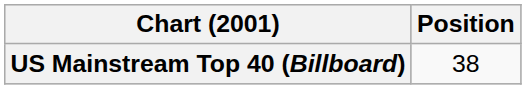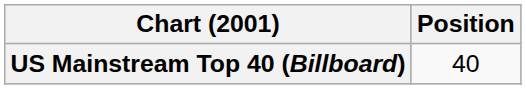(466, 63) 38 -> (466, 63) 40
